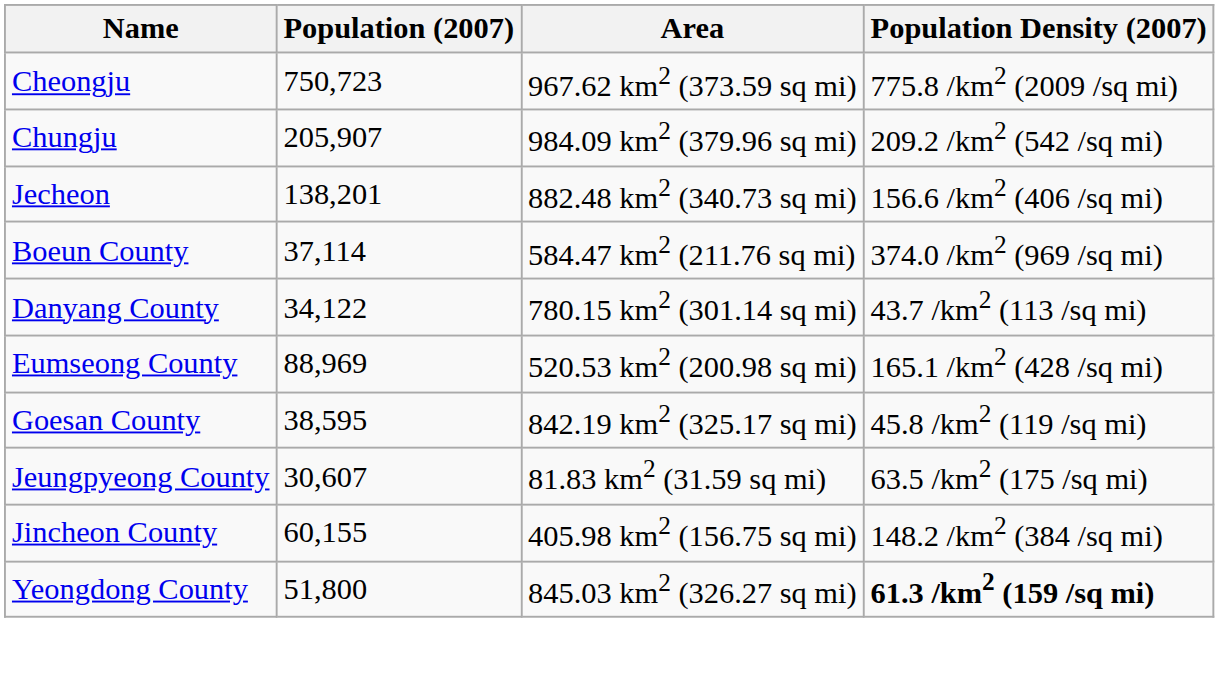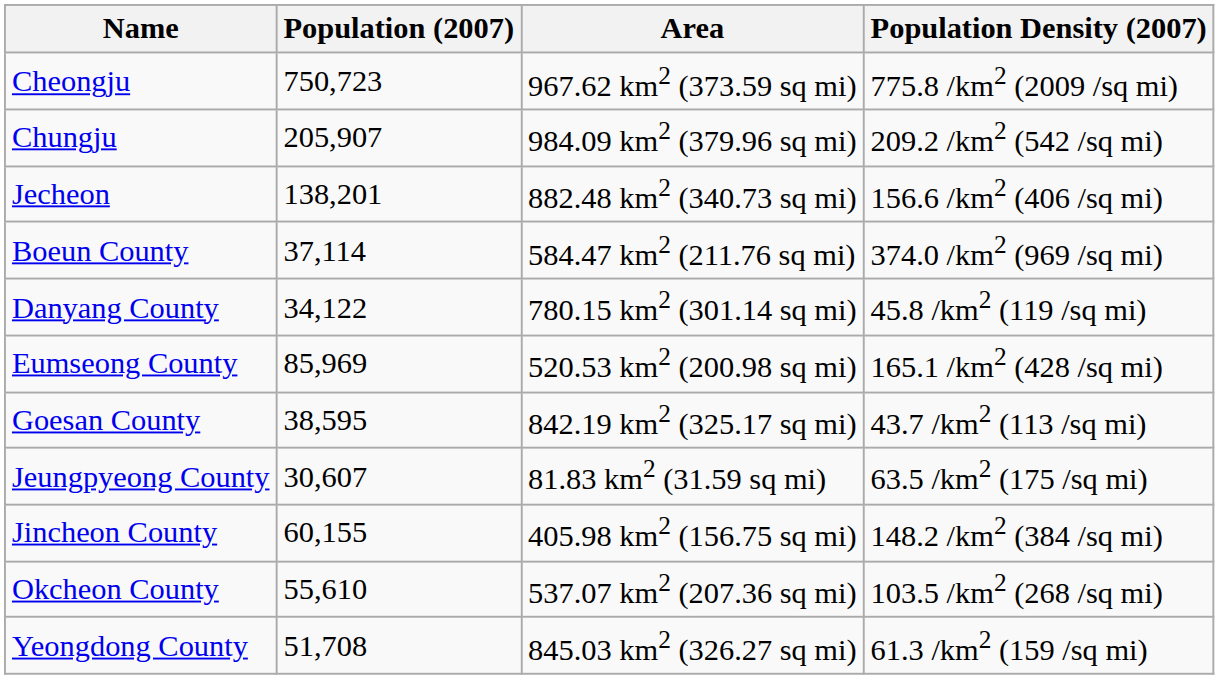(1009, 306) 43.7 /km2 (113 /sq mi) -> (1009, 306) 45.8 /km2 (119 /sq mi)
(325, 363) 88,969 -> (325, 363) 85,969
(1009, 419) 45.8 /km2 (119 /sq mi) -> (1009, 419) 43.7 /km2 (113 /sq mi)
+ row: (115, 588)
(325, 588) 51,800 -> (325, 645) 51,708
(1012, 588) bold -> (1009, 645) normal
